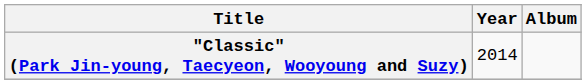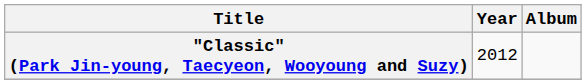(497, 56) 2014 -> (497, 56) 2012
